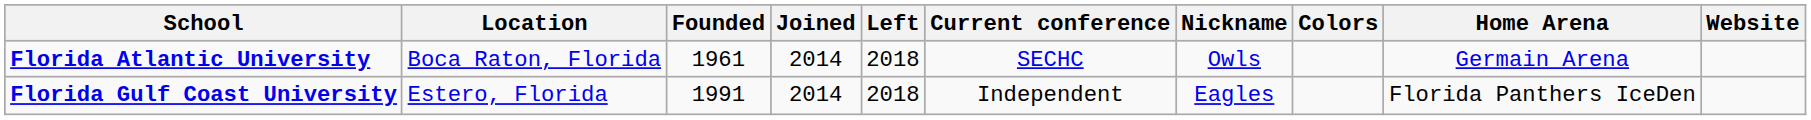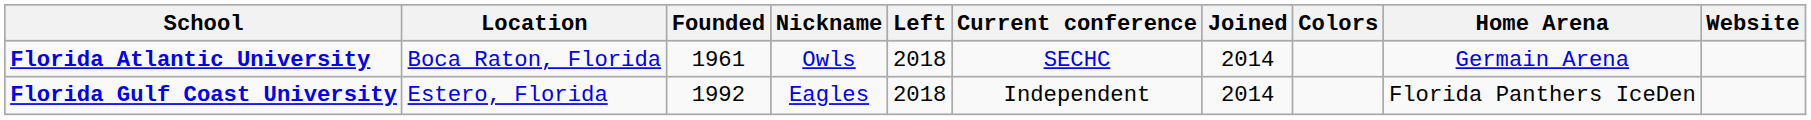columns swapped: (816, 23) <-> (1234, 23)
(718, 95) 1991 -> (718, 95) 1992
